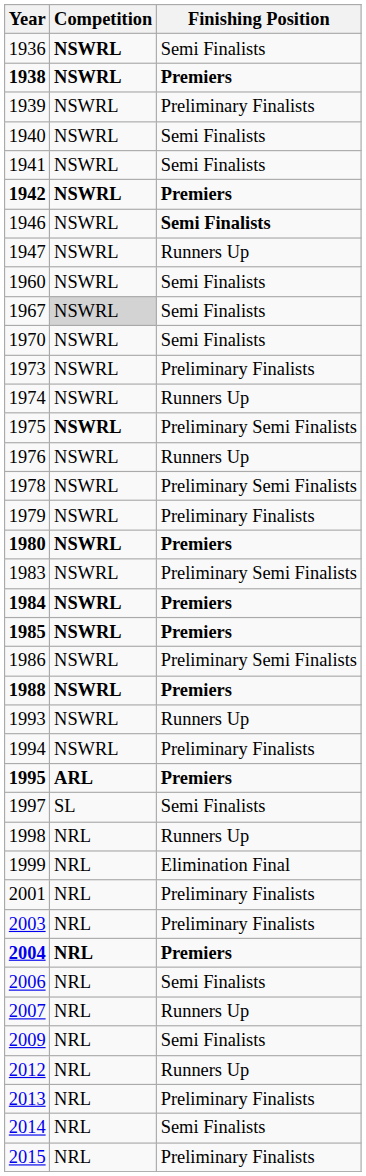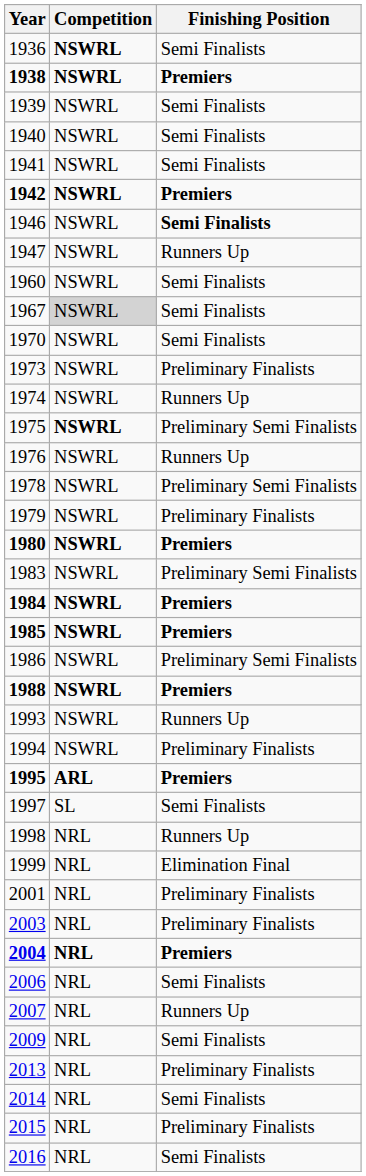(238, 106) Preliminary Finalists -> (213, 106) Semi Finalists
- row: (27, 1069)
+ row: (27, 1157)
